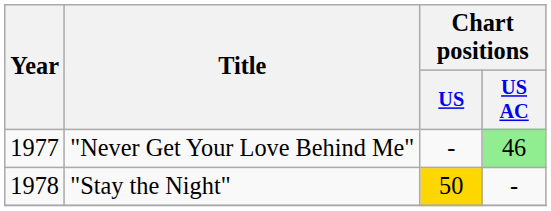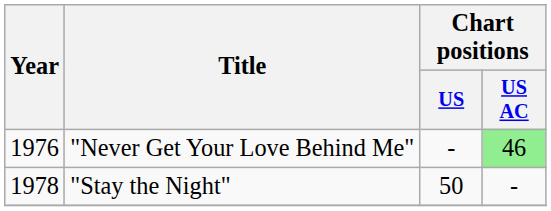(35, 147) 1977 -> (35, 147) 1976
(451, 186) gold background -> (451, 186) no background
